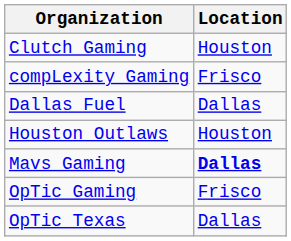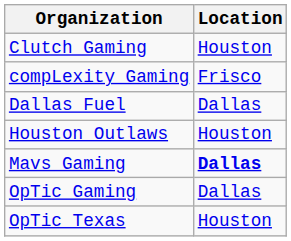(230, 192) Frisco -> (230, 192) Dallas
(230, 221) Dallas -> (235, 221) Houston
